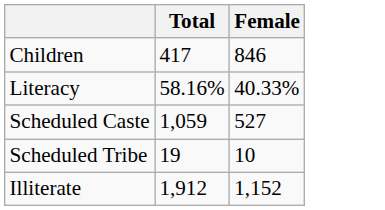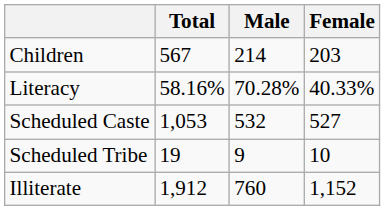+ column: (267, 21)
(175, 54) 417 -> (175, 54) 567
(250, 54) 846 -> (325, 54) 203
(183, 121) 1,059 -> (183, 121) 1,053
